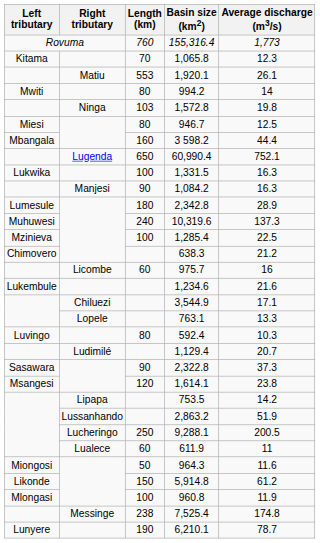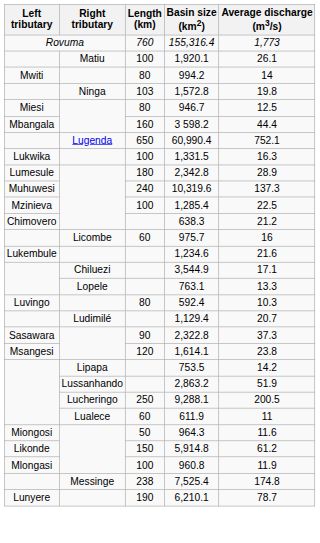- row: (192, 59)
(145, 75) 553 -> (145, 59) 100
- row: (192, 189)
